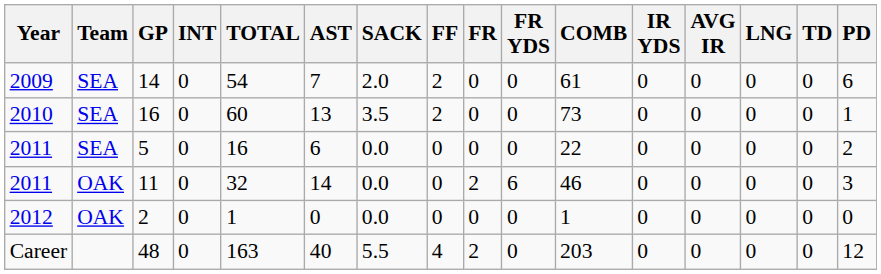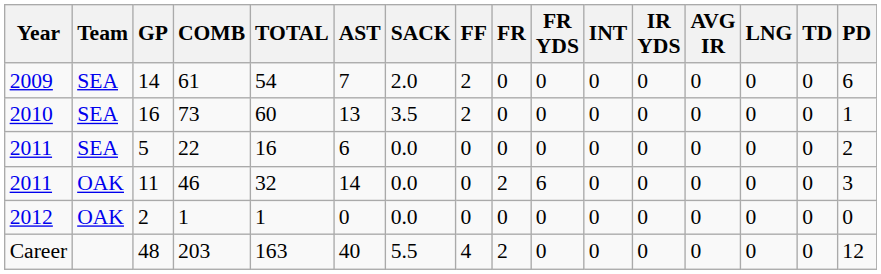columns swapped: (594, 33) <-> (197, 33)
